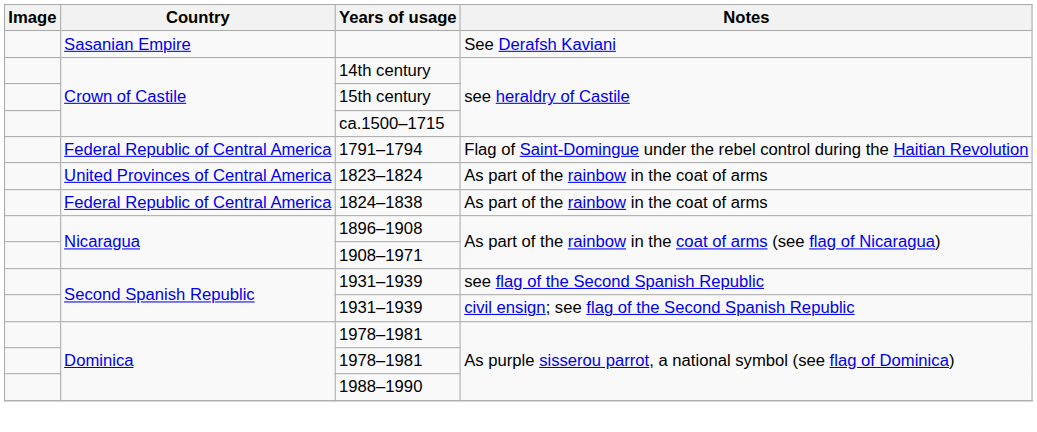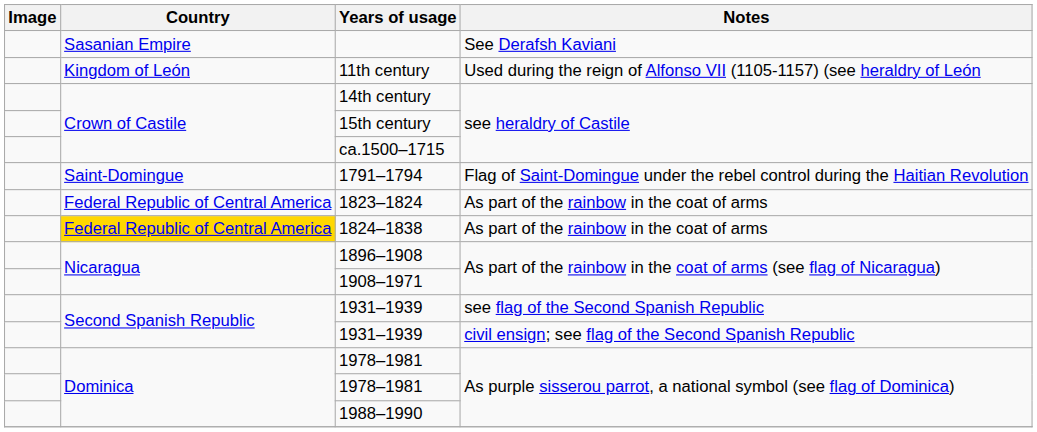+ row: (384, 70)
(198, 149) Federal Republic of Central America -> (124, 176) Saint-Domingue
(198, 176) United Provinces of Central America -> (198, 202) Federal Republic of Central America
(198, 202) no background -> (198, 228) gold background
